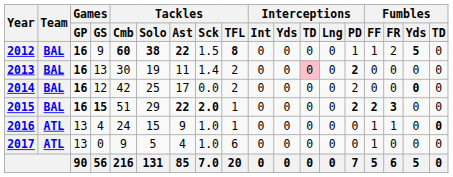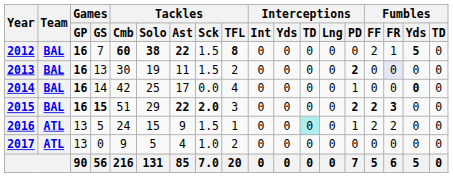(100, 51) 9 -> (100, 51) 7
(355, 51) 1 -> (355, 51) 0
(374, 51) 1 -> (374, 51) 2
(393, 51) 2 -> (393, 51) 1
(209, 70) 1.4 -> (209, 70) 1.5
(310, 70) pink background -> (310, 70) no background
(393, 70) no background -> (393, 70) lavender background
(100, 88) 12 -> (100, 88) 14
(235, 88) 2 -> (235, 88) 4
(355, 88) 2 -> (355, 88) 1
(235, 107) 1 -> (235, 107) 3
(100, 126) 4 -> (100, 126) 5
(209, 126) 1.0 -> (209, 126) 1.5
(310, 126) no background -> (310, 126) paleturquoise background
(355, 126) 0 -> (355, 126) 1
(374, 126) 1 -> (374, 126) 2
(393, 126) 1 -> (393, 126) 2
(439, 126) bold -> (439, 126) normal
(235, 144) 6 -> (235, 144) 2
(374, 144) 1 -> (374, 144) 0
